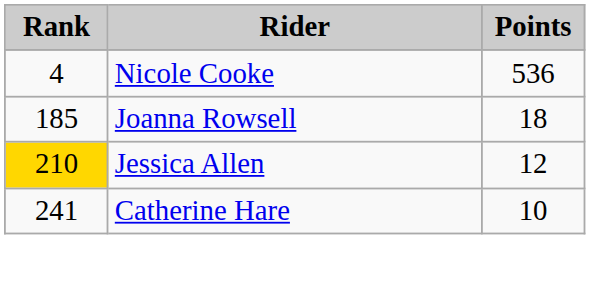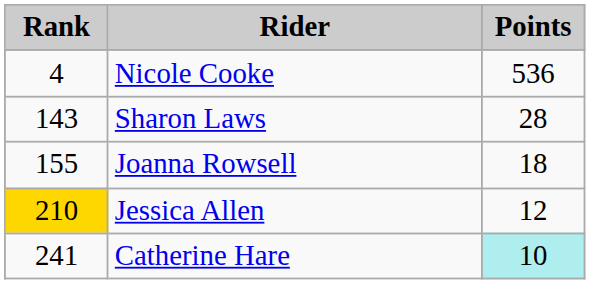+ row: (190, 118)
(57, 118) 185 -> (57, 164) 155
(533, 210) no background -> (533, 255) paleturquoise background
